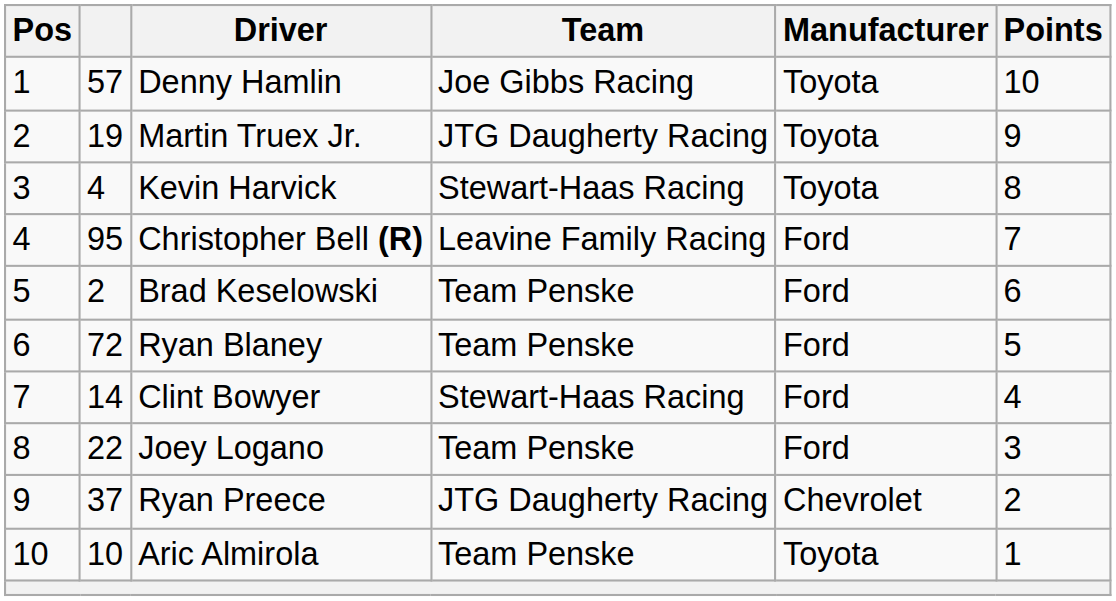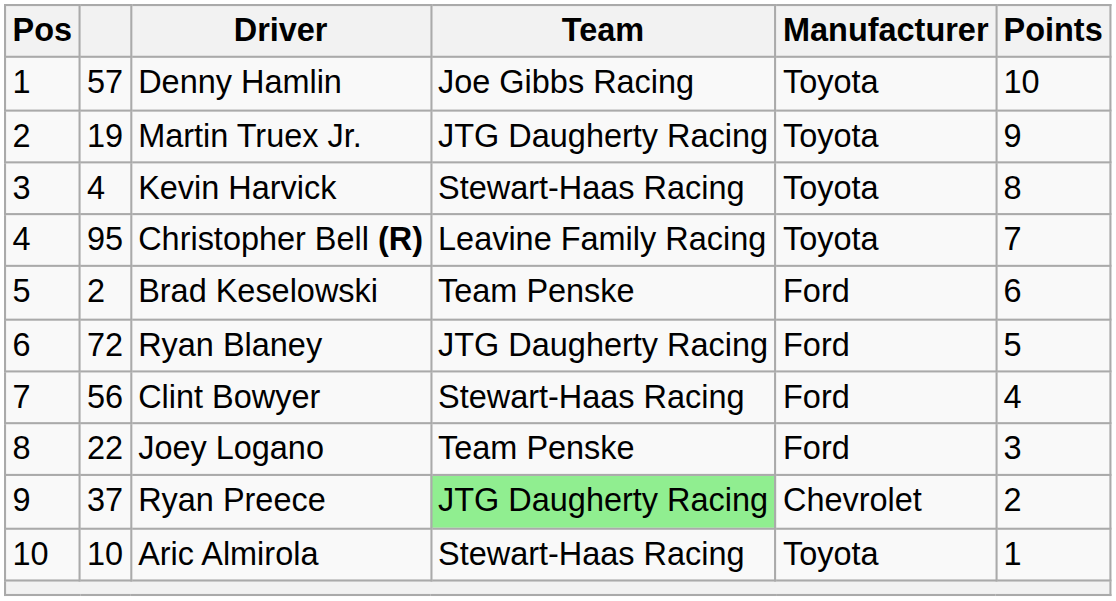(816, 239) Ford -> (831, 239) Toyota
(536, 343) Team Penske -> (603, 343) JTG Daugherty Racing
(105, 396) 14 -> (105, 396) 56
(603, 500) no background -> (603, 500) lightgreen background
(536, 552) Team Penske -> (591, 552) Stewart-Haas Racing
